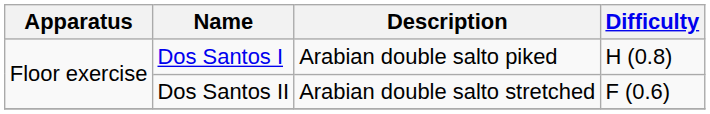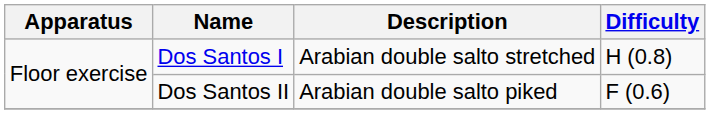(428, 56) Arabian double salto piked -> (447, 56) Arabian double salto stretched
(447, 91) Arabian double salto stretched -> (428, 91) Arabian double salto piked
